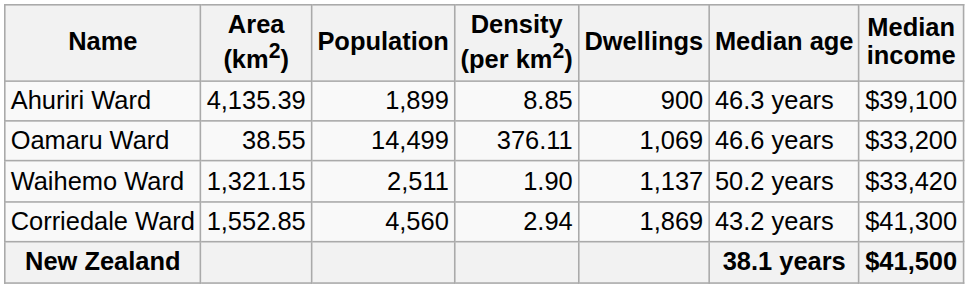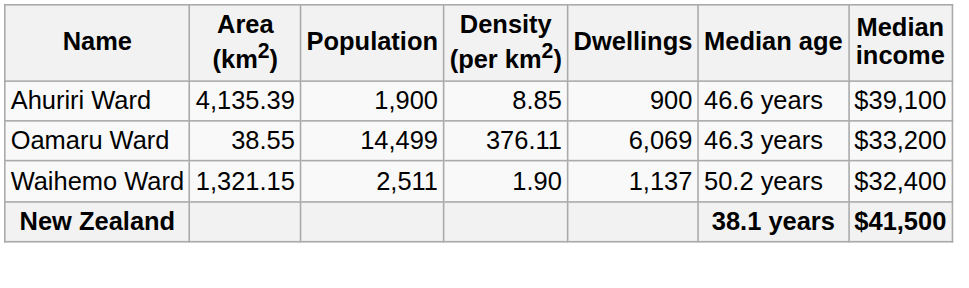(417, 100) 1,899 -> (406, 100) 1,900
(774, 100) 46.3 years -> (763, 100) 46.6 years
(671, 140) 1,069 -> (661, 140) 6,069
(774, 140) 46.6 years -> (763, 140) 46.3 years
(911, 181) $33,420 -> (900, 181) $32,400
- row: (103, 221)
